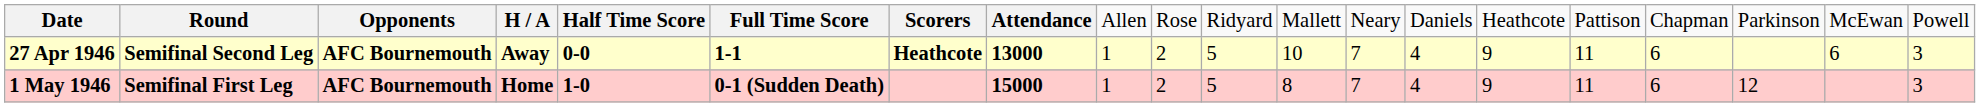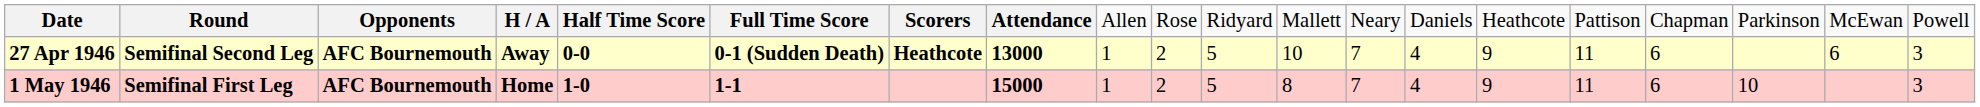(728, 53) 1-1 -> (799, 53) 0-1 (Sudden Death)
(799, 85) 0-1 (Sudden Death) -> (728, 85) 1-1
(1748, 85) 12 -> (1748, 85) 10
